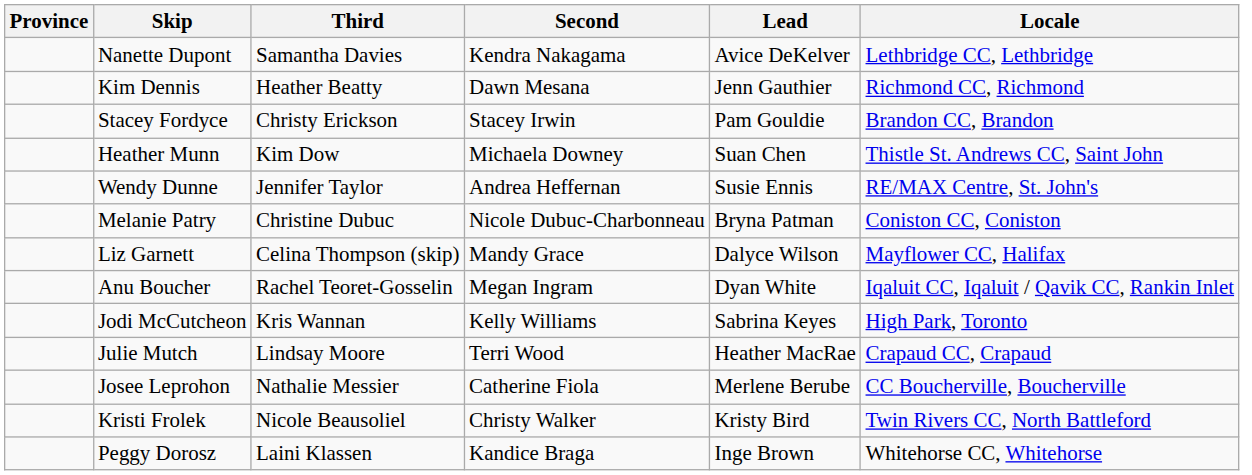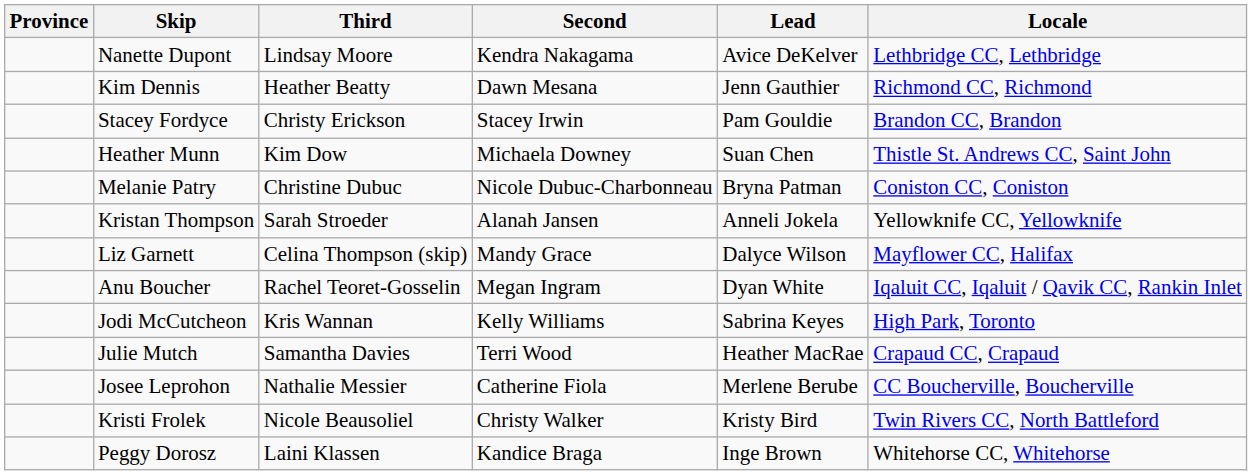(329, 54) Samantha Davies -> (328, 54) Lindsay Moore
- row: (158, 187)
+ row: (176, 220)
(320, 353) Lindsay Moore -> (337, 353) Samantha Davies
